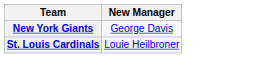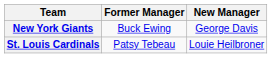+ column: (144, 12)
